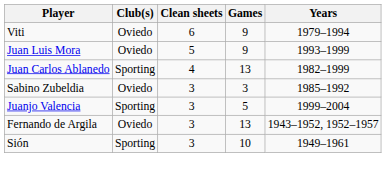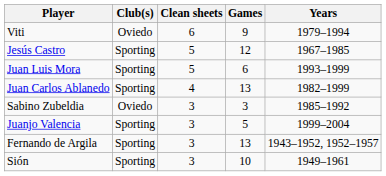+ row: (36, 50)
(135, 50) Oviedo -> (135, 69) Sporting
(245, 50) 9 -> (245, 69) 6
(135, 124) Oviedo -> (135, 143) Sporting
